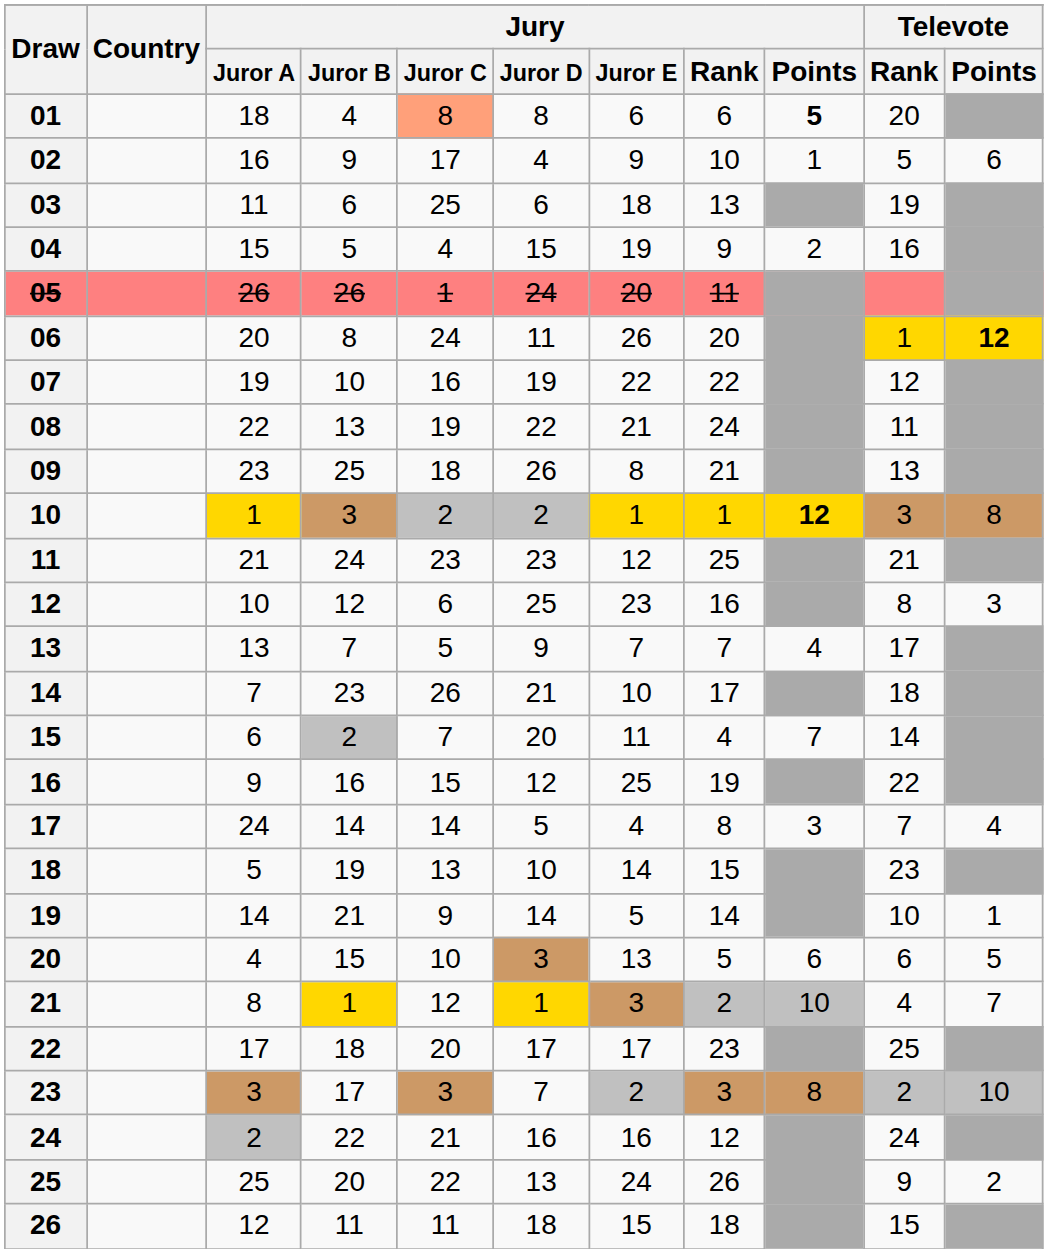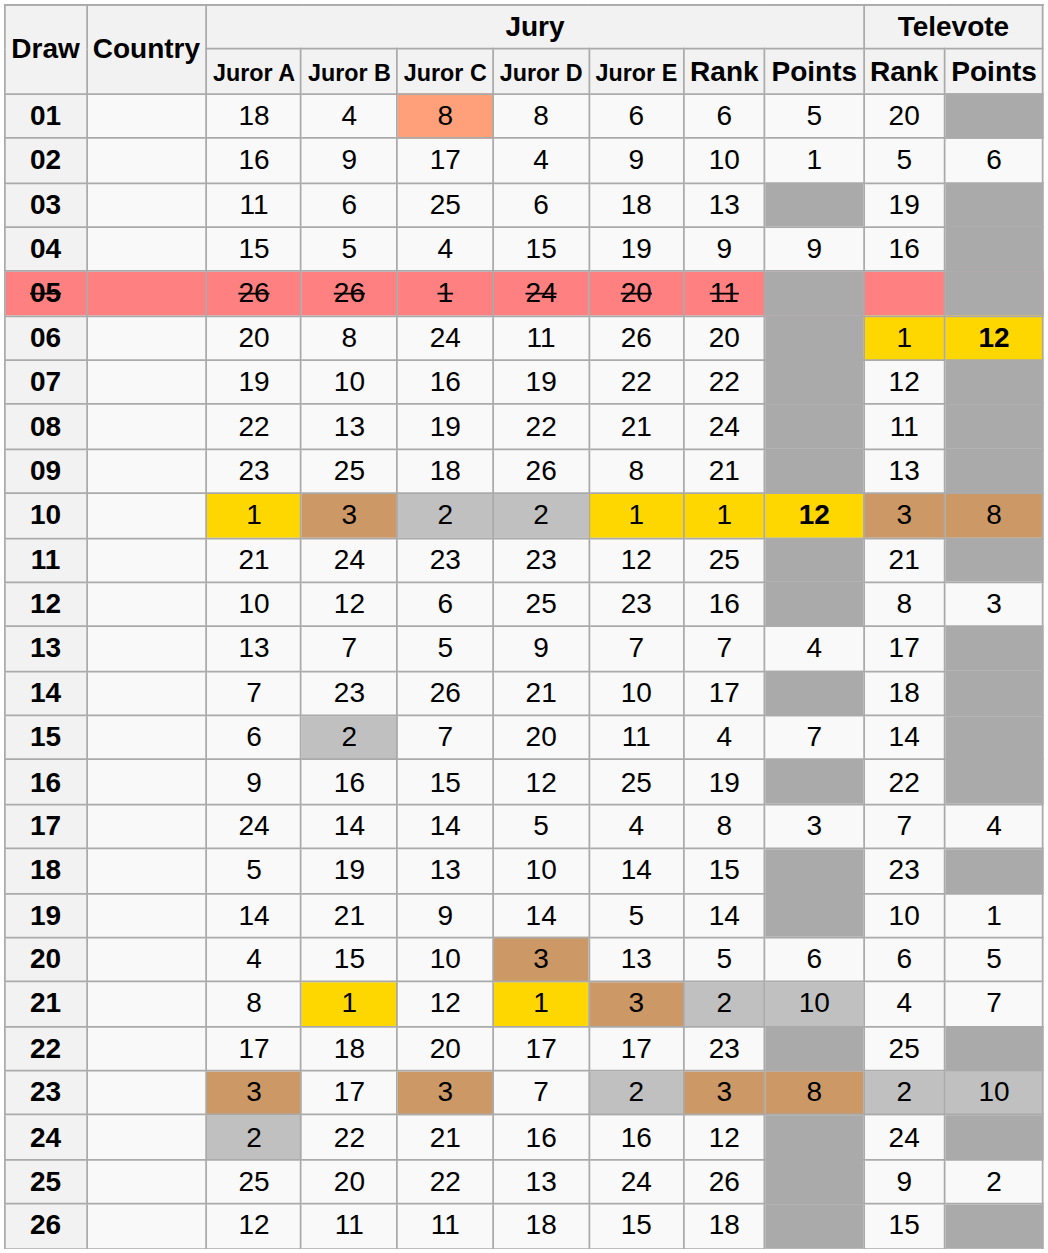(814, 115) bold -> (814, 115) normal
(814, 248) 2 -> (814, 248) 9
